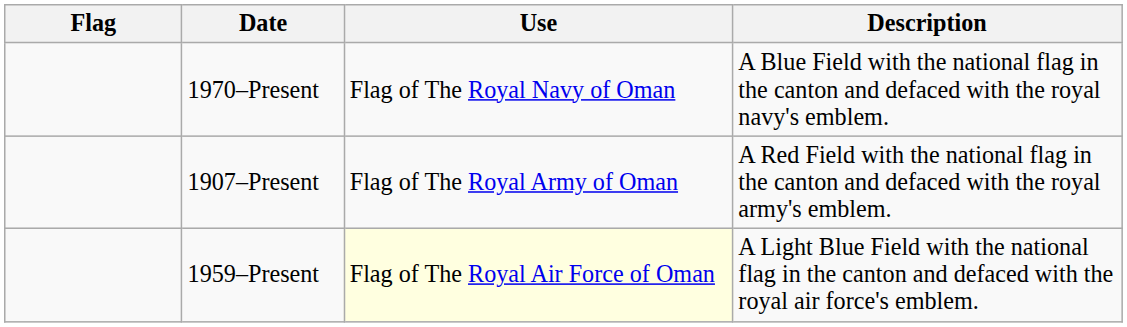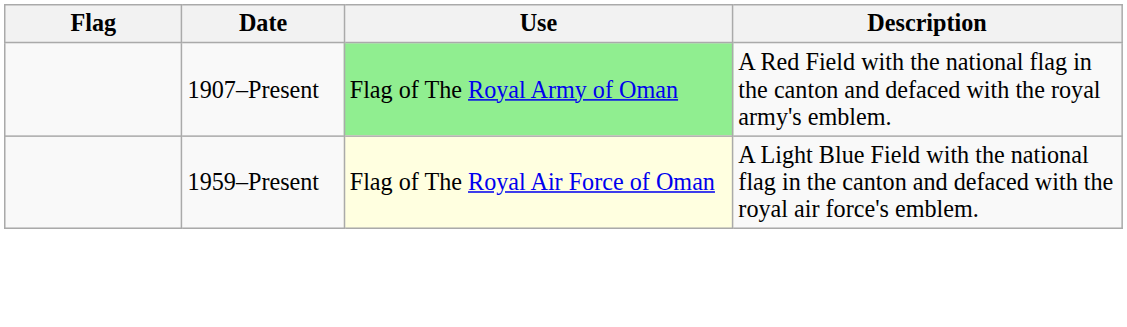- row: (253, 89)
(514, 181) no background -> (514, 89) lightgreen background
